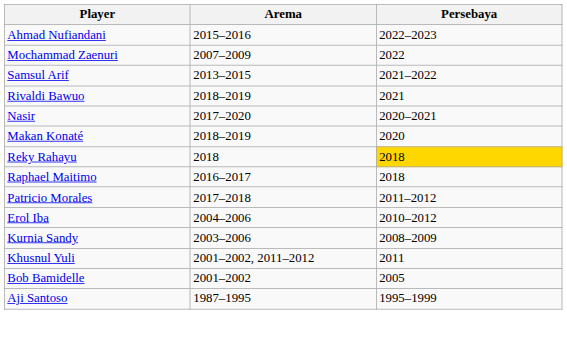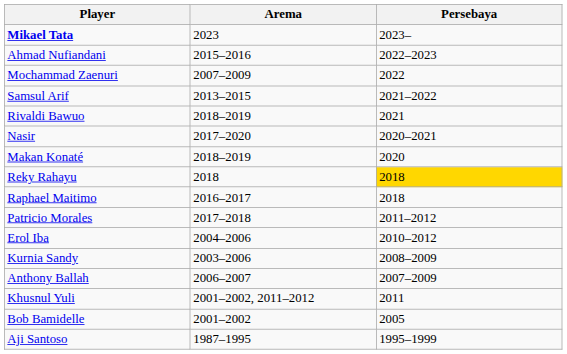+ row: (40, 34)
+ row: (48, 278)
